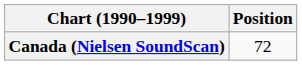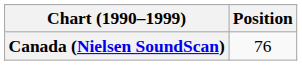(263, 45) 72 -> (263, 45) 76
